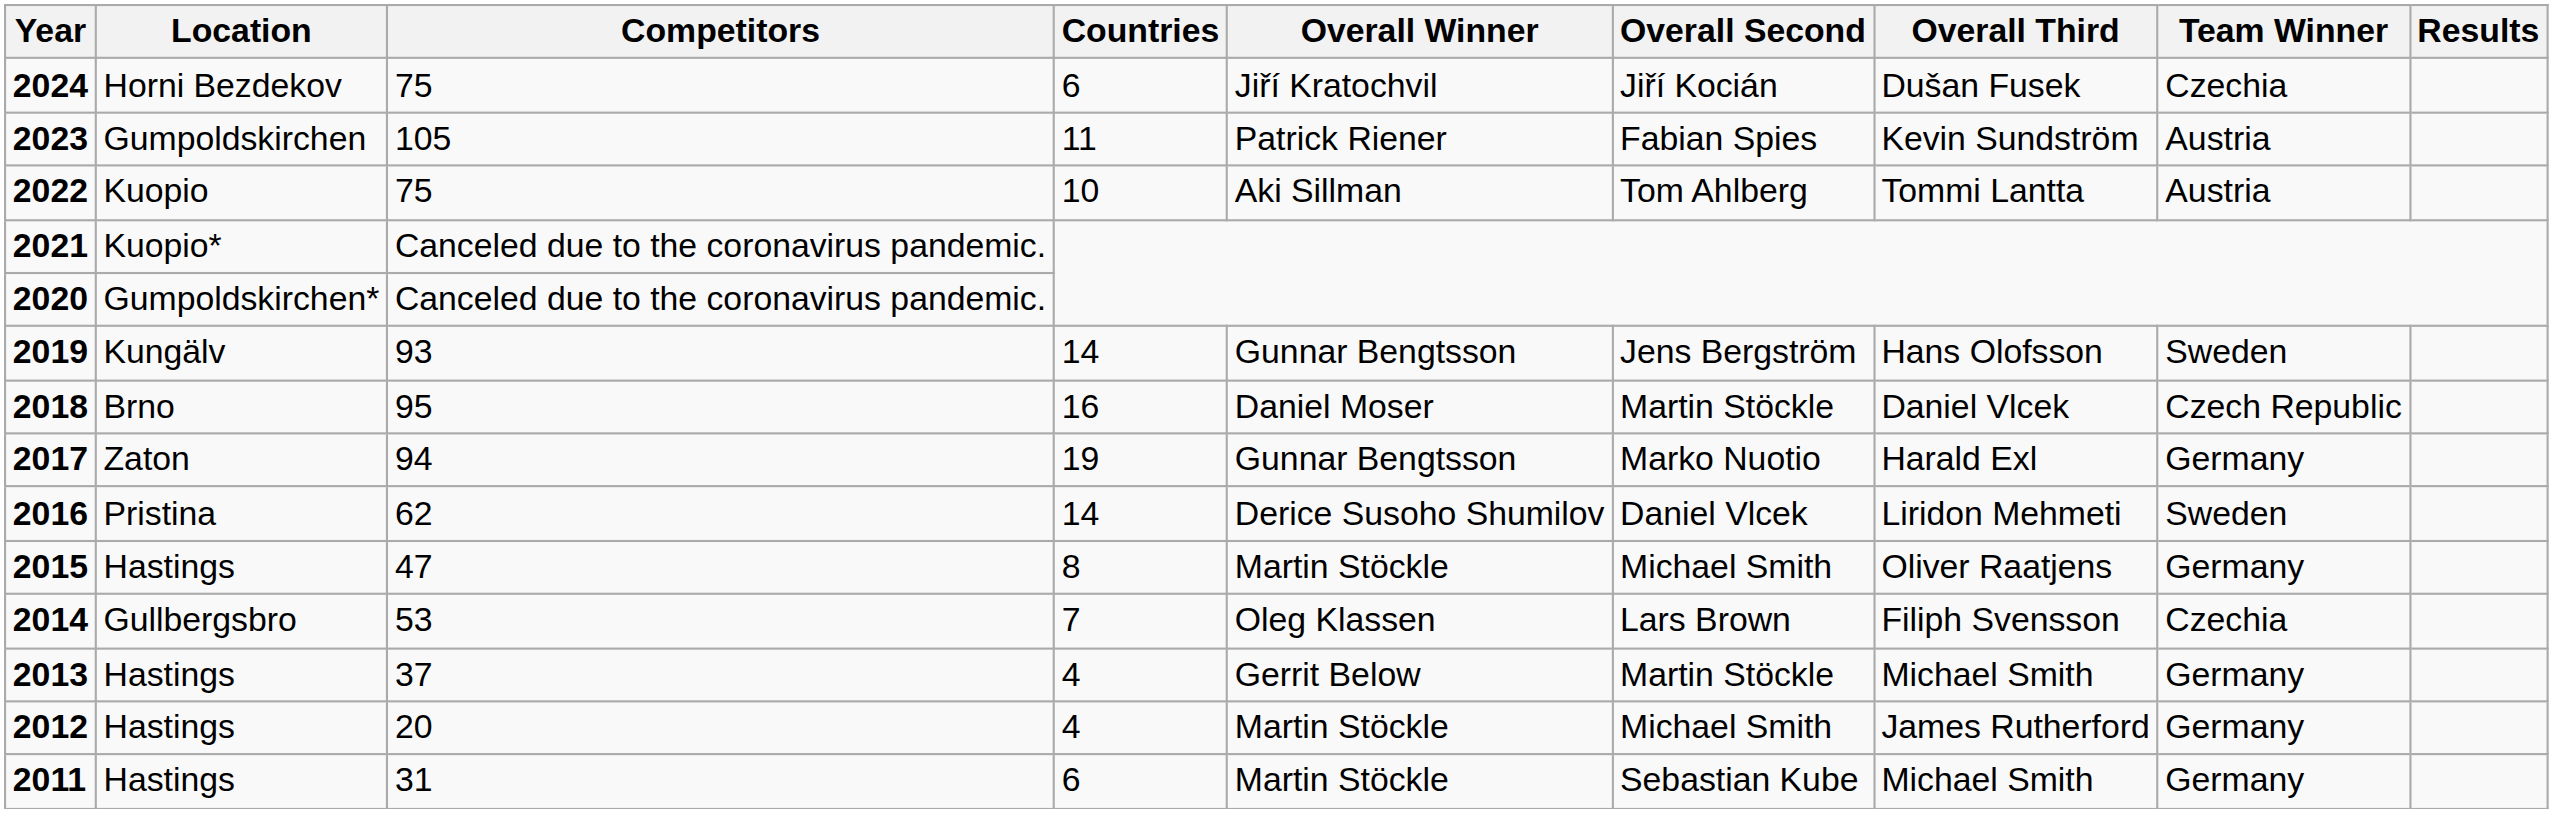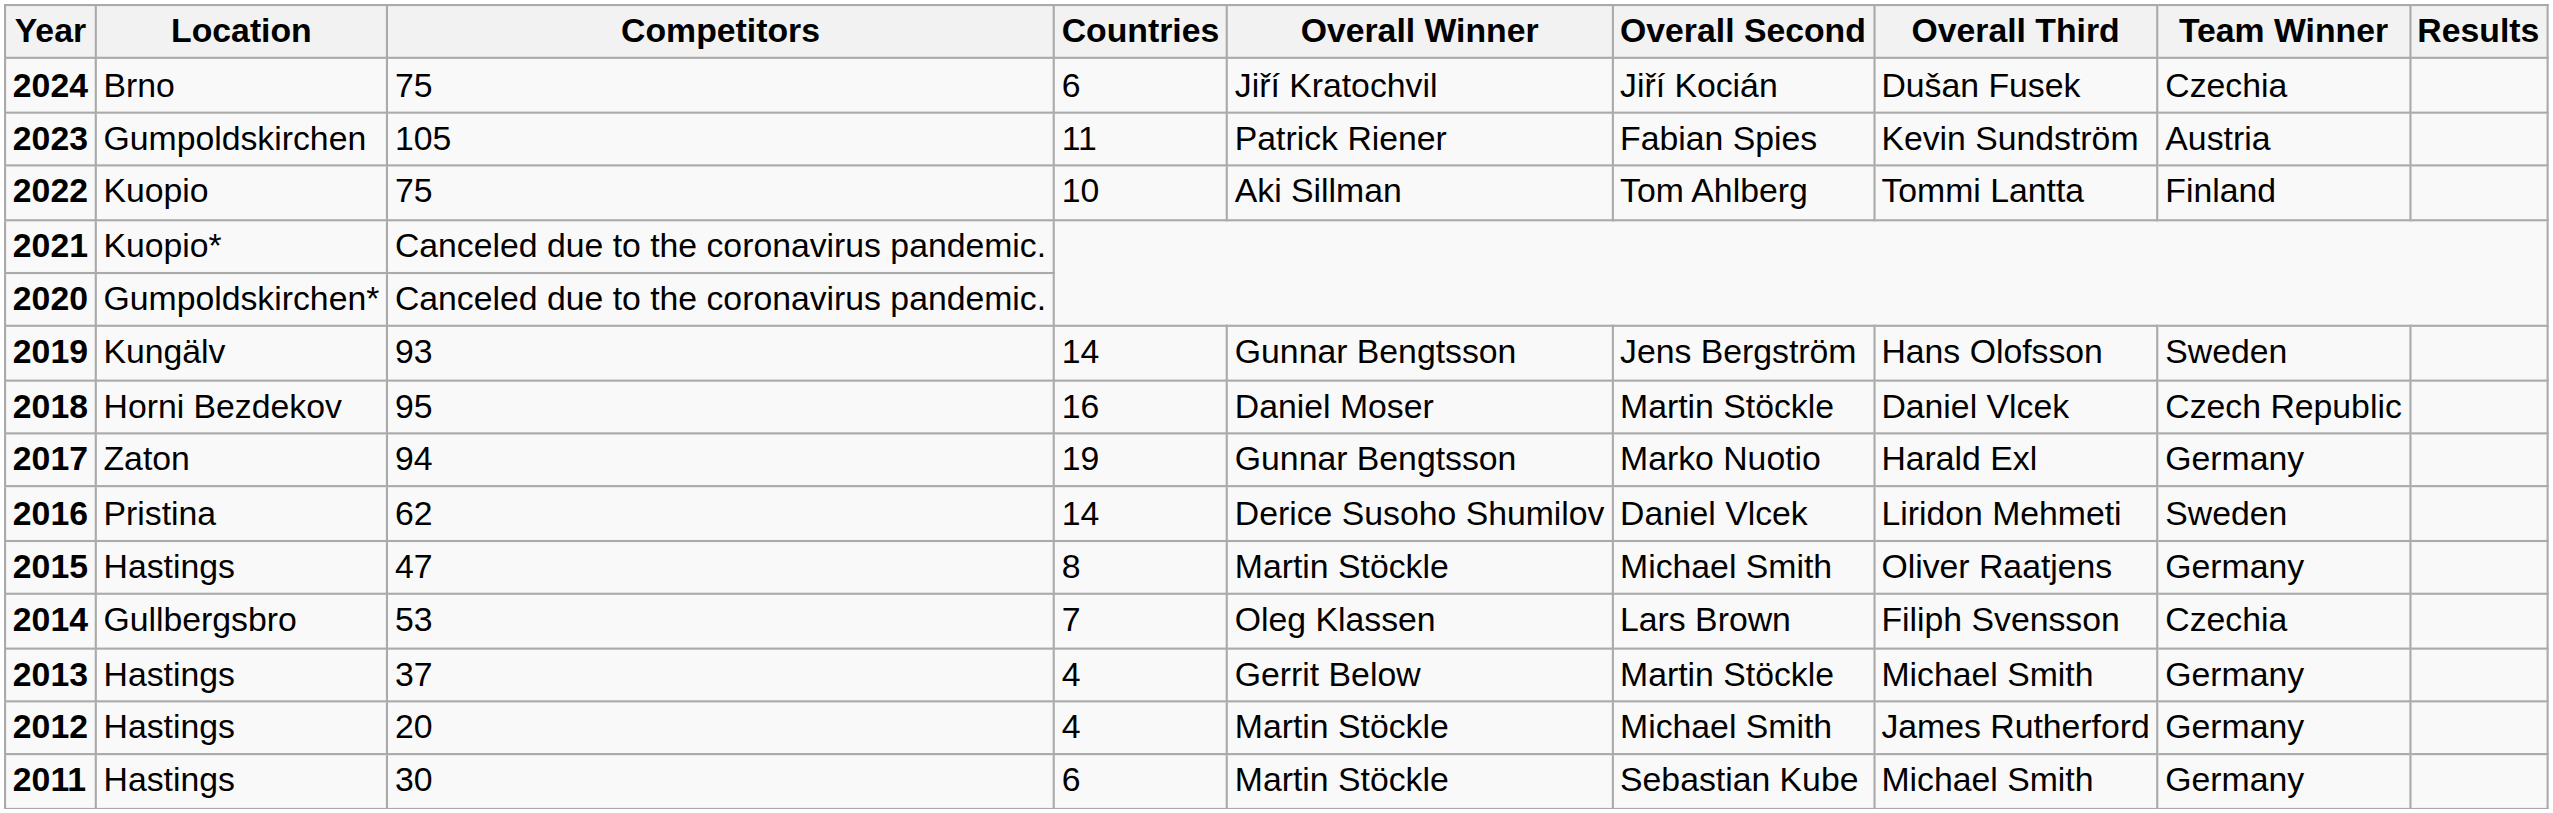(223, 84) Horni Bezdekov -> (139, 84) Brno
(2218, 191) Austria -> (2221, 191) Finland
(139, 406) Brno -> (223, 406) Horni Bezdekov
(414, 780) 31 -> (414, 780) 30
